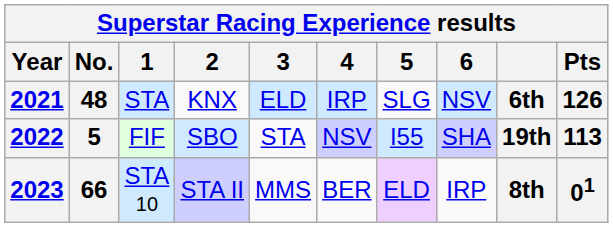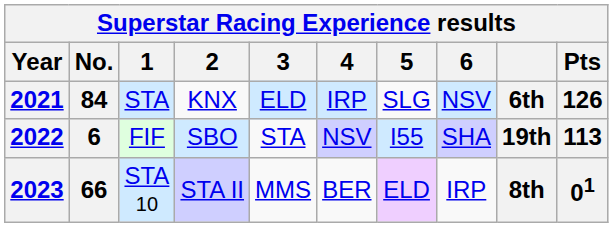(94, 99) 48 -> (94, 99) 84
(94, 137) 5 -> (94, 137) 6
